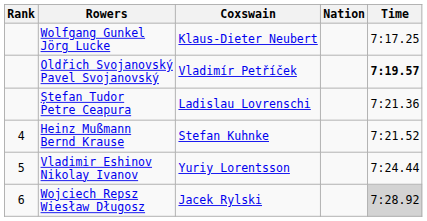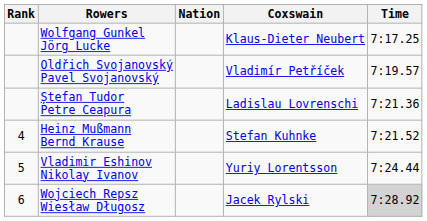columns swapped: (248, 14) <-> (344, 14)
(395, 72) bold -> (395, 72) normal
